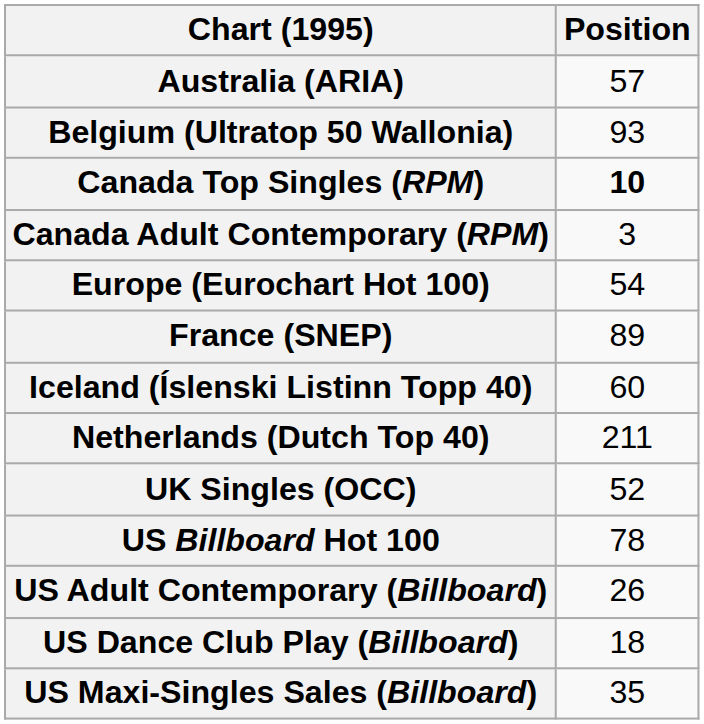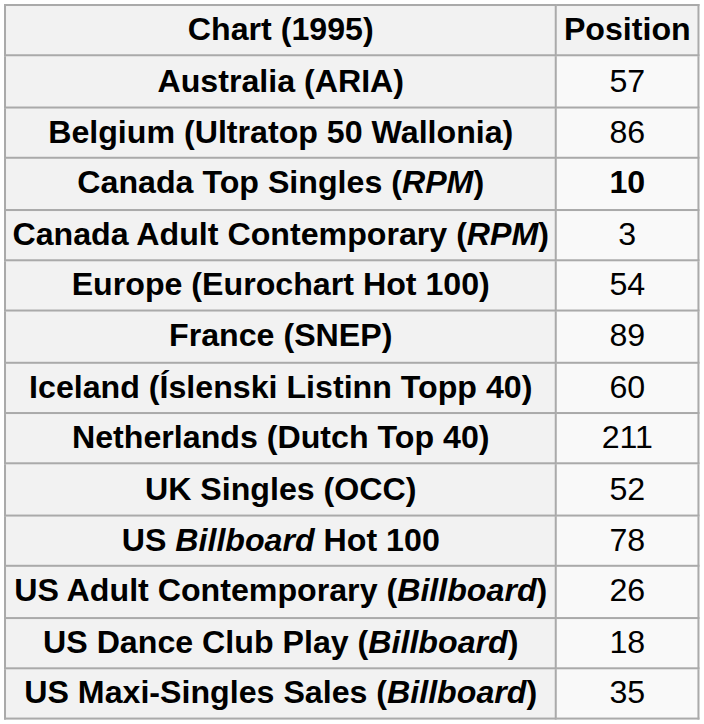(627, 132) 93 -> (627, 132) 86
